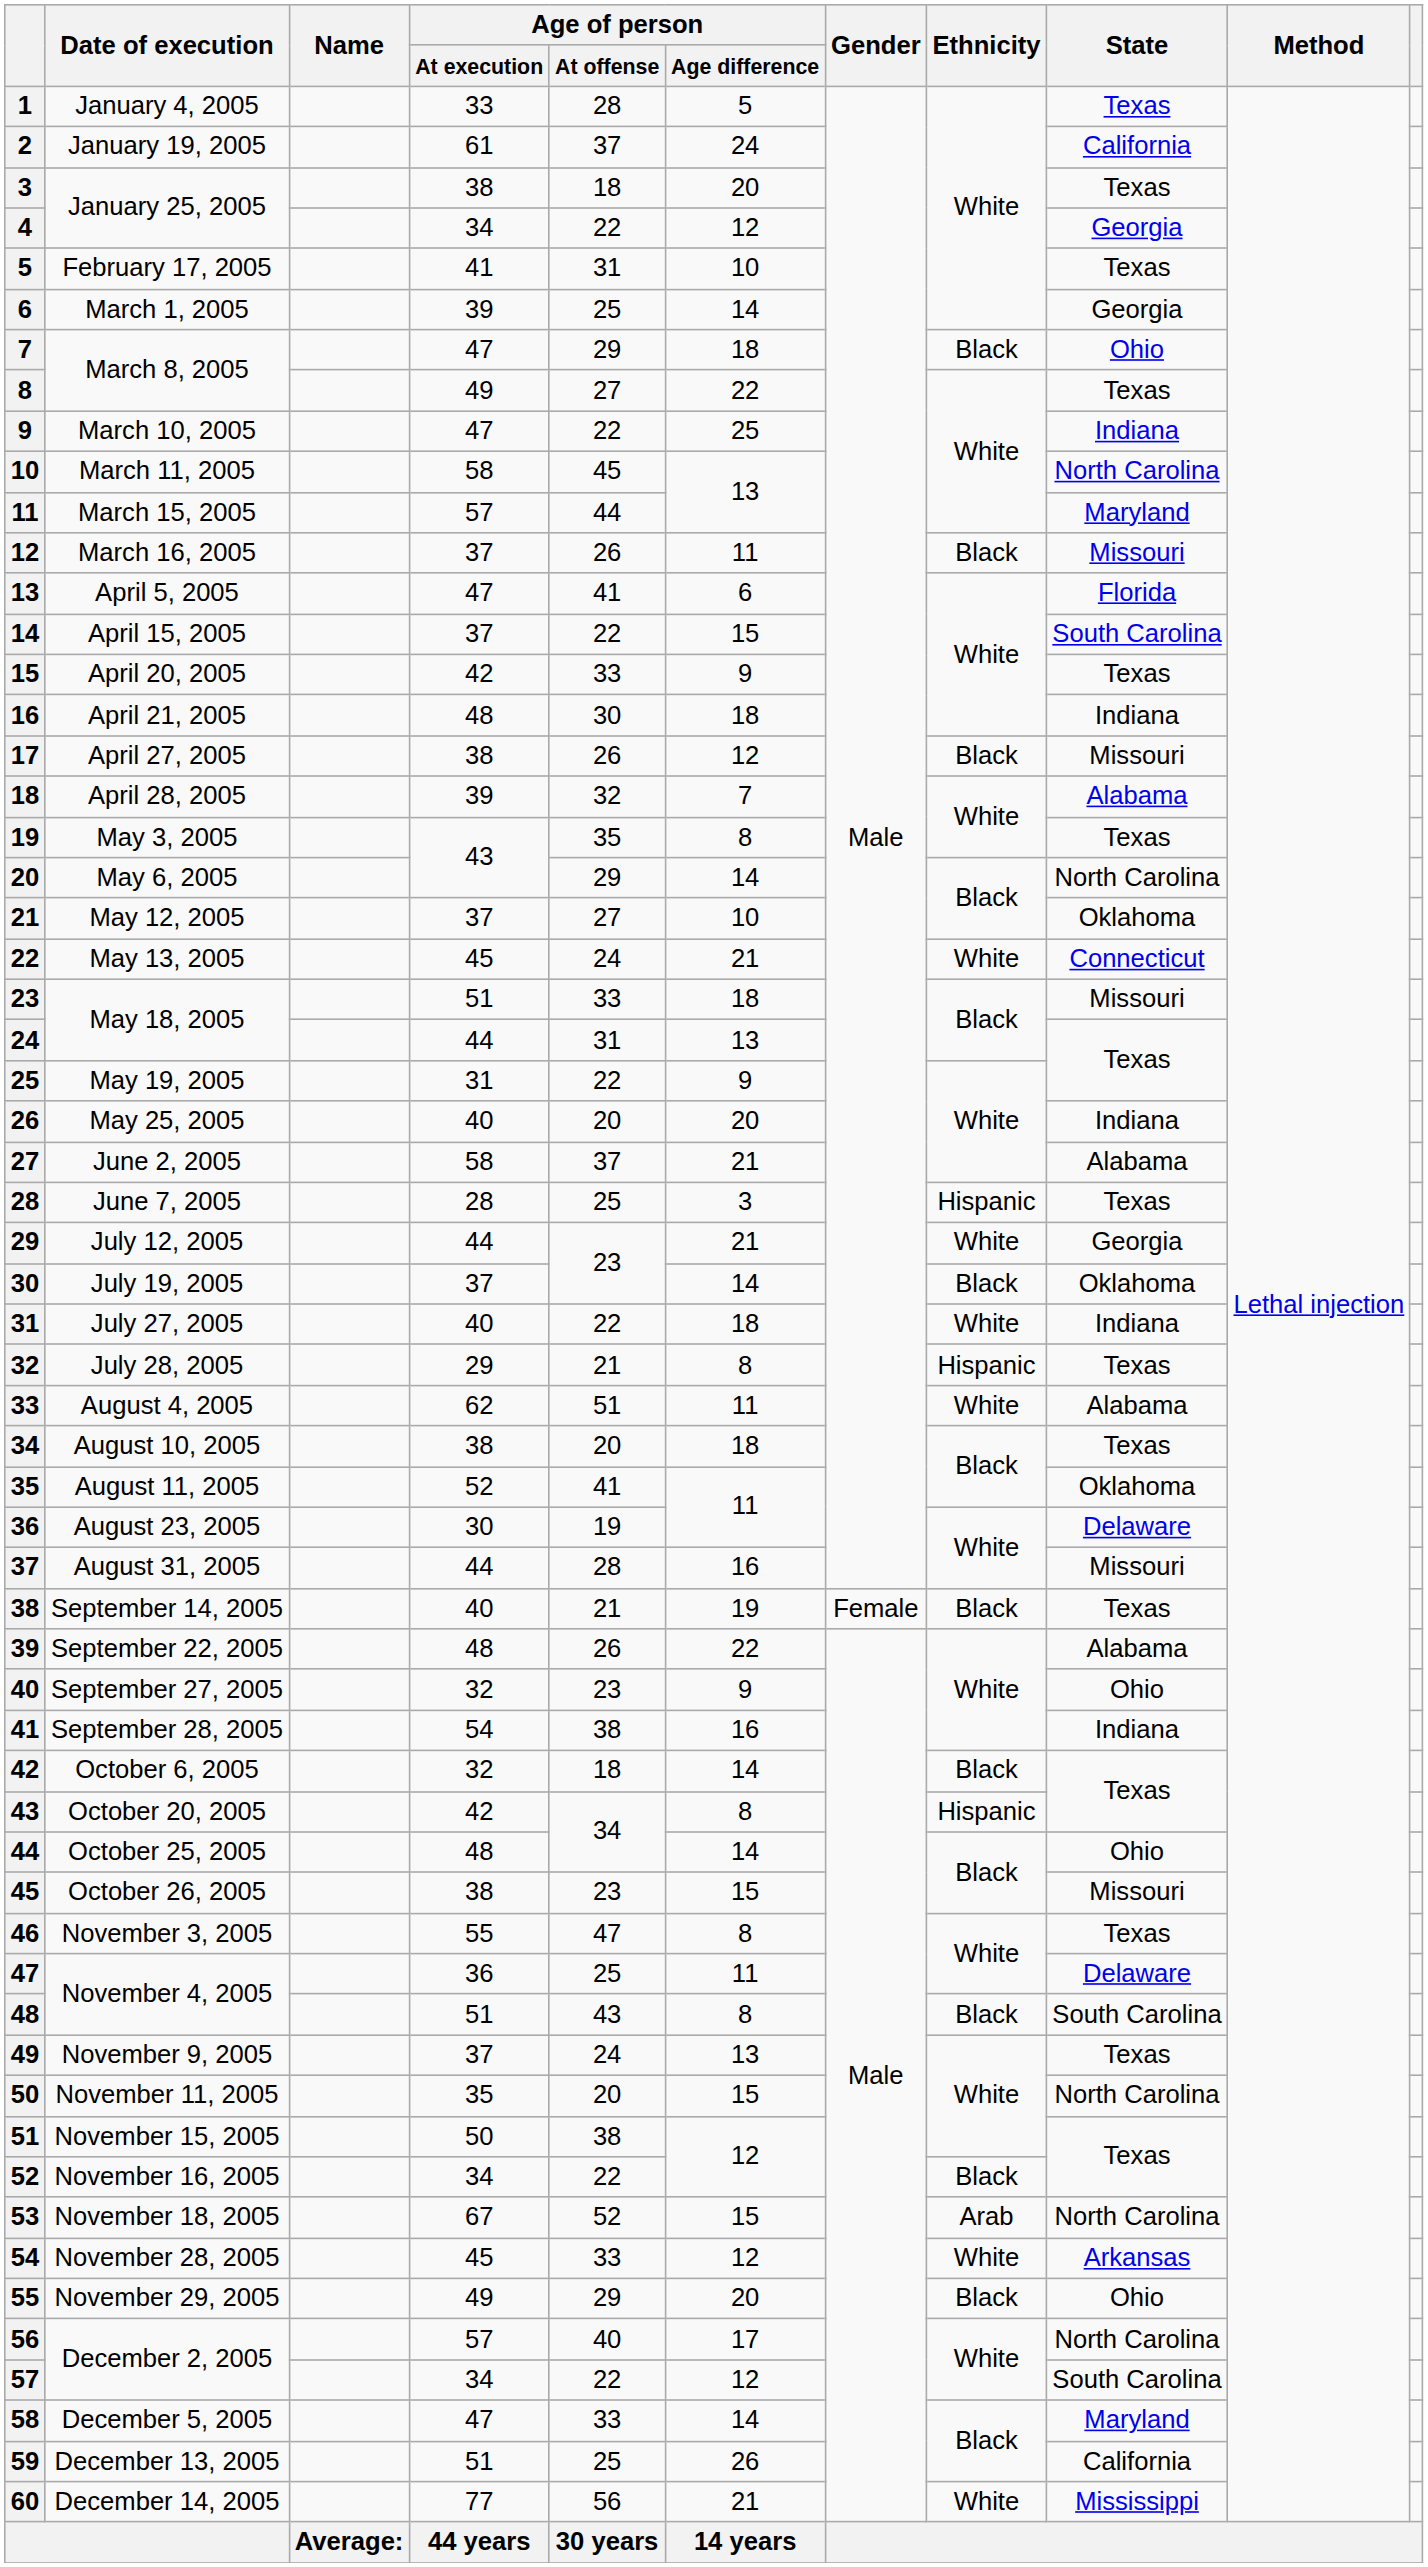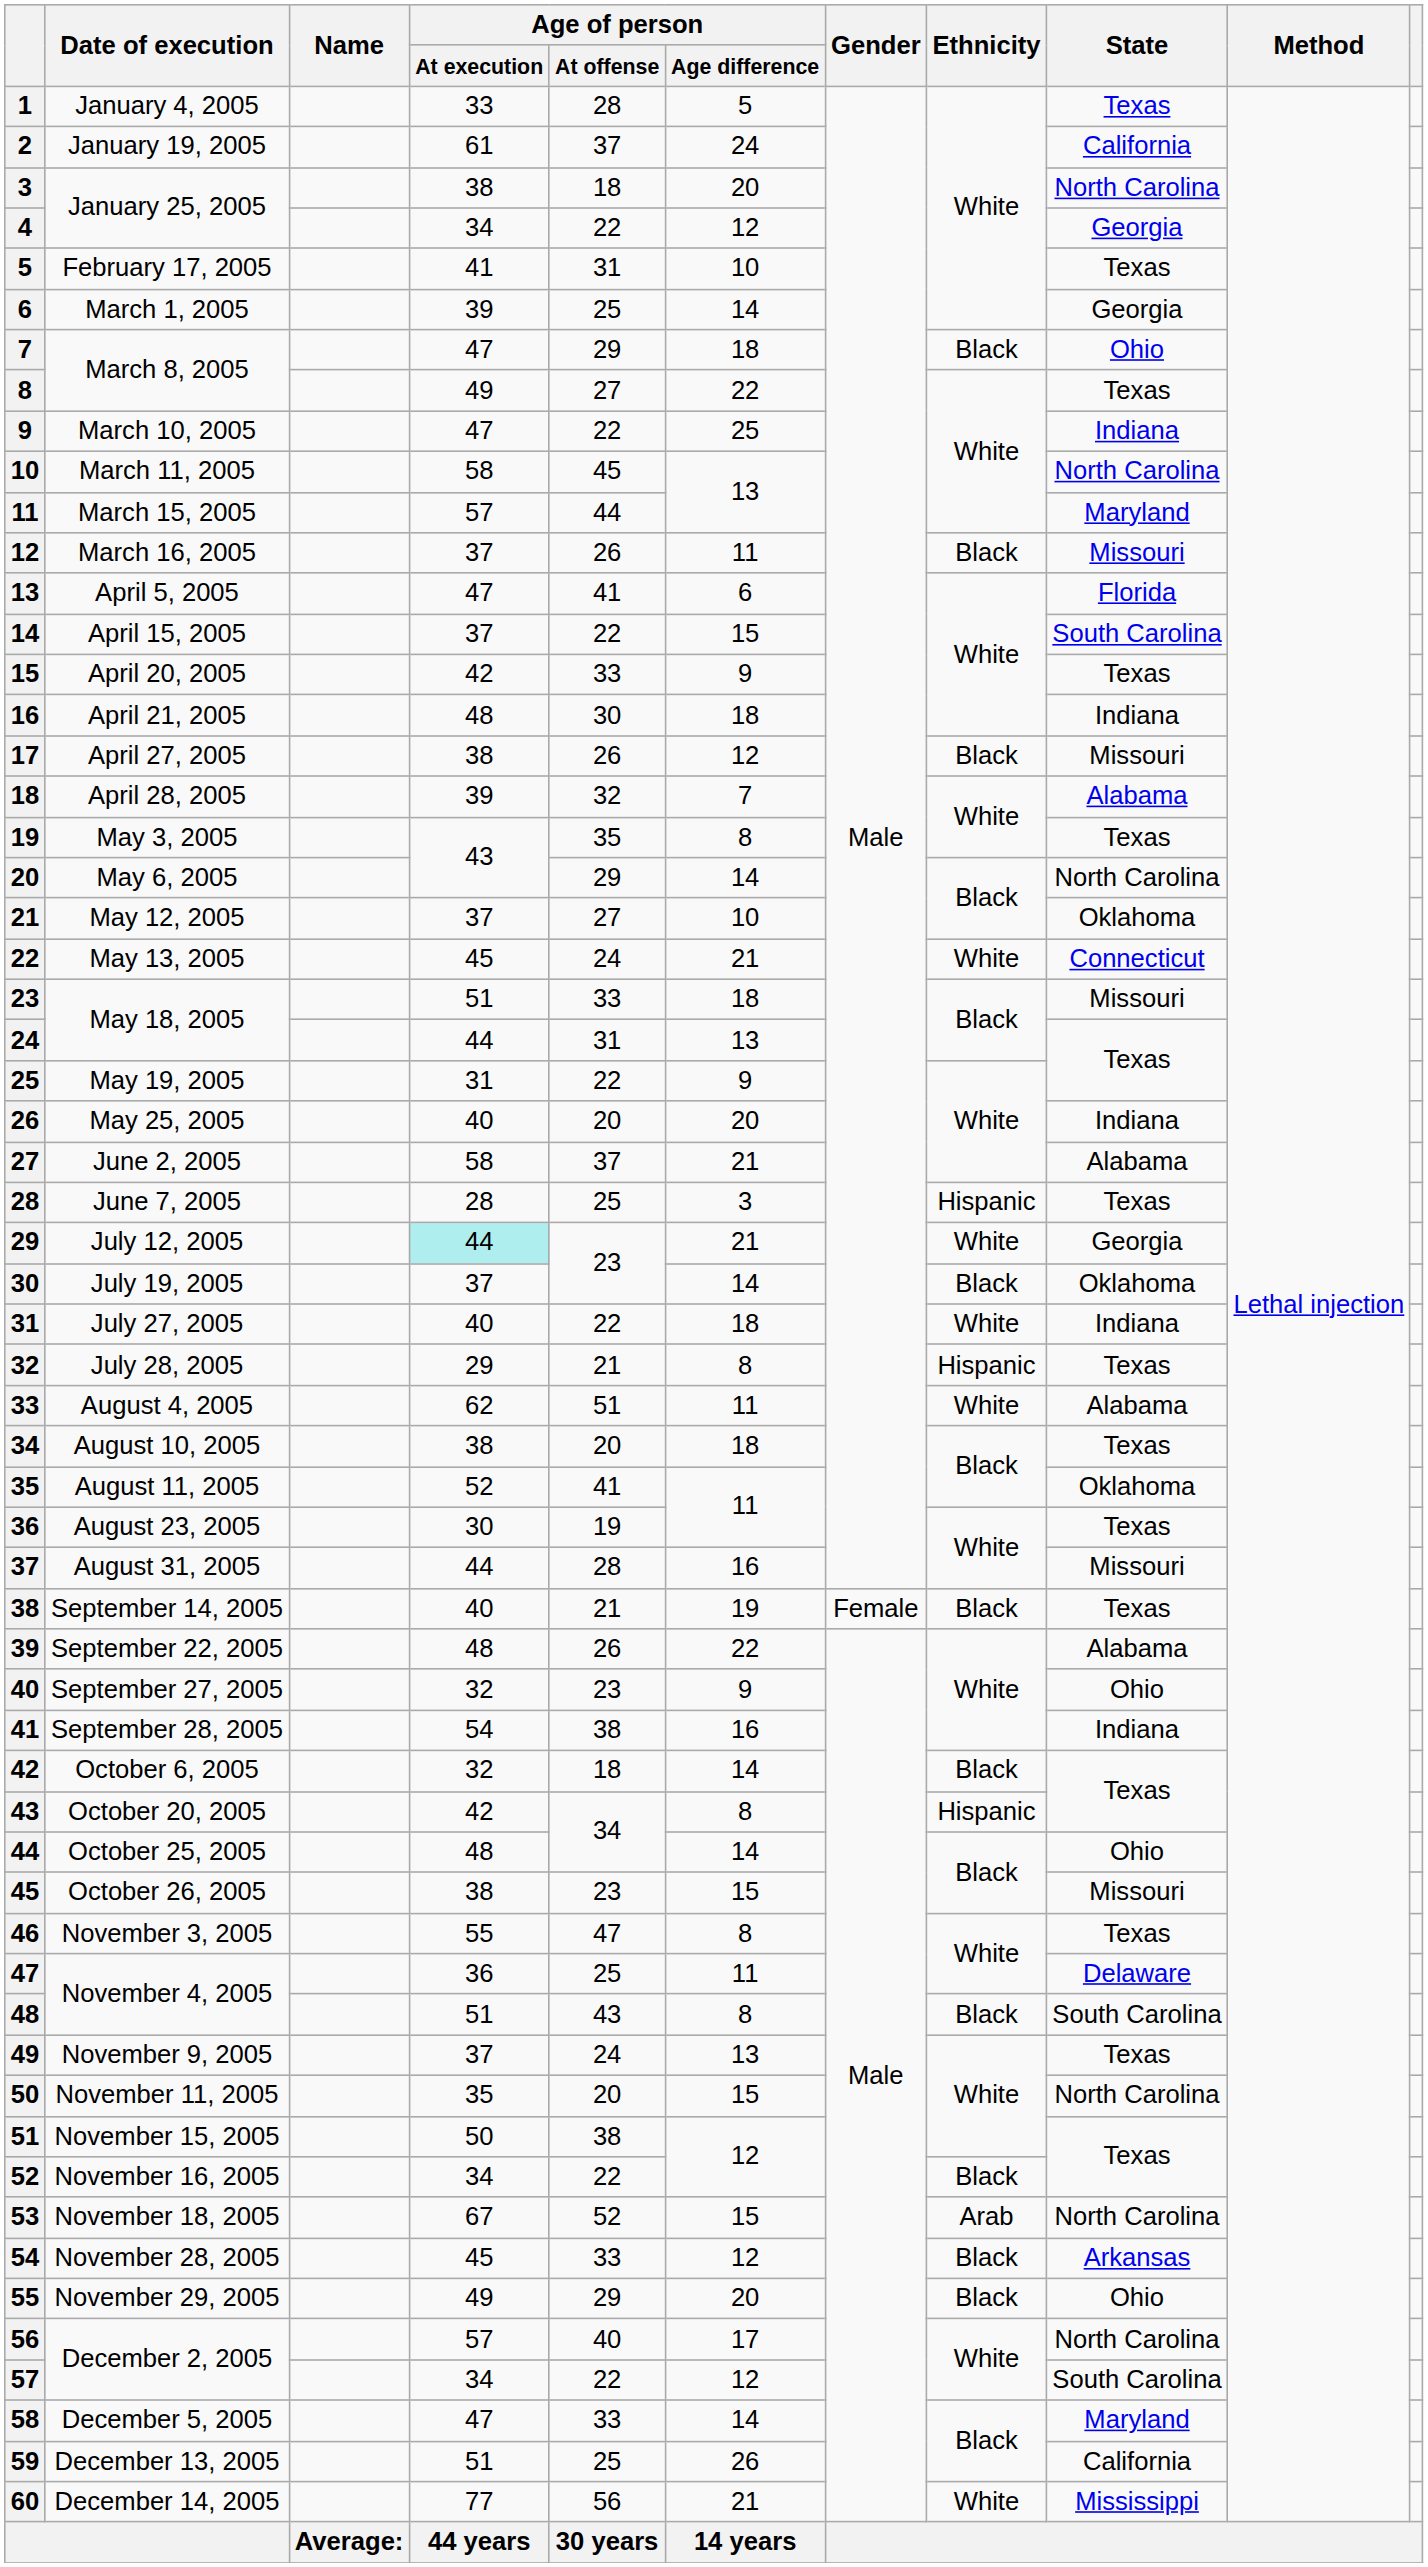(1137, 187) Texas -> (1137, 187) North Carolina
(479, 1242) no background -> (479, 1242) paleturquoise background
(1137, 1526) Delaware -> (1137, 1526) Texas
(986, 2257) White -> (986, 2257) Black
